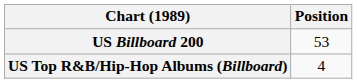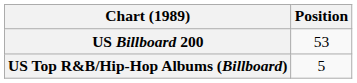(321, 66) 4 -> (321, 66) 5
